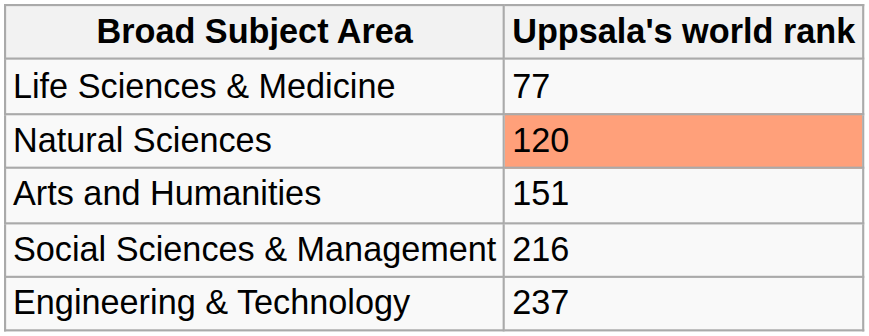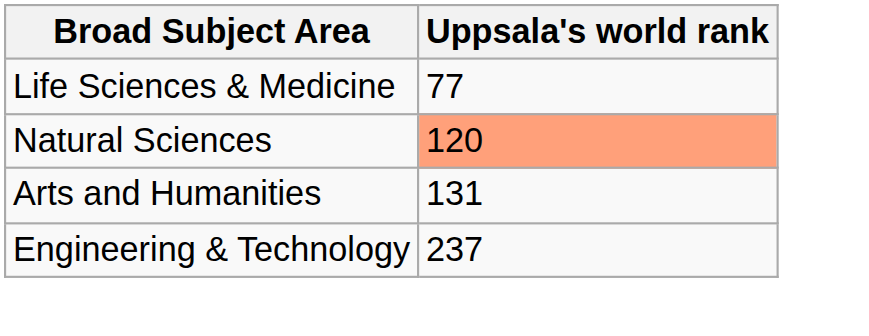(541, 194) 151 -> (455, 194) 131
- row: (255, 248)
